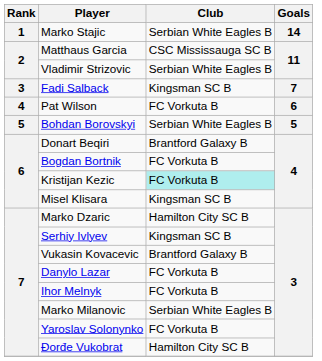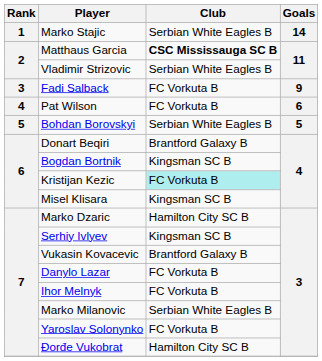(210, 50) normal -> (213, 50) bold
(190, 87) Kingsman SC B -> (183, 87) FC Vorkuta B
(294, 87) 7 -> (299, 87) 9
(183, 161) FC Vorkuta B -> (190, 161) Kingsman SC B
